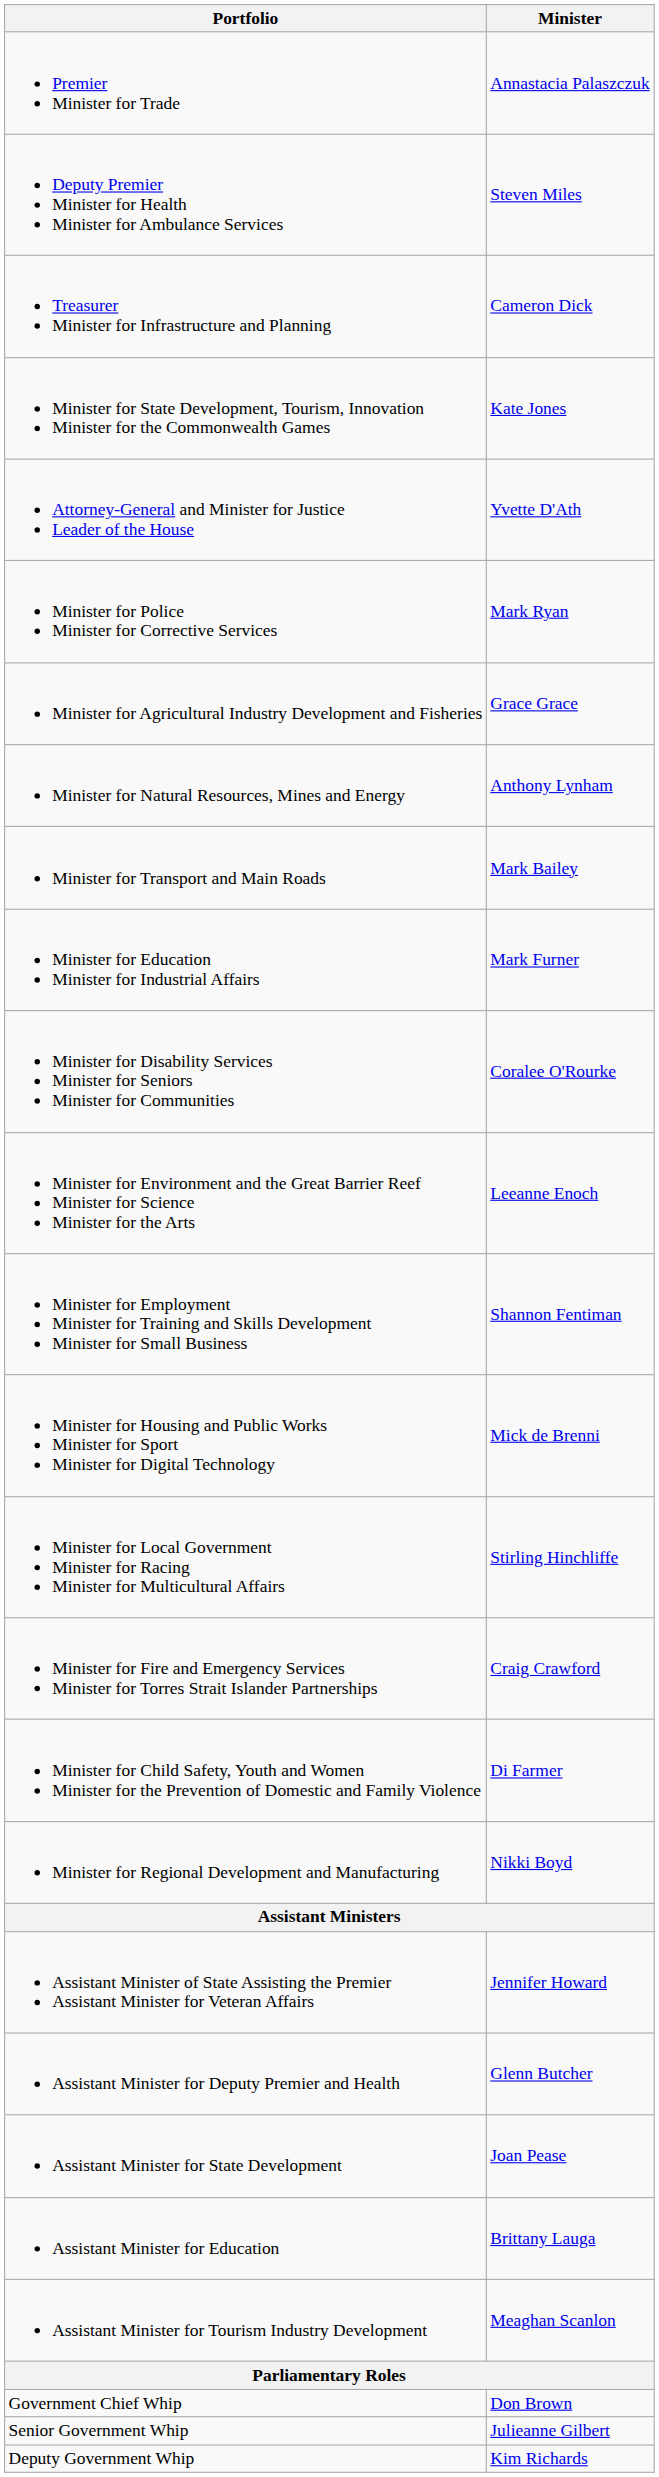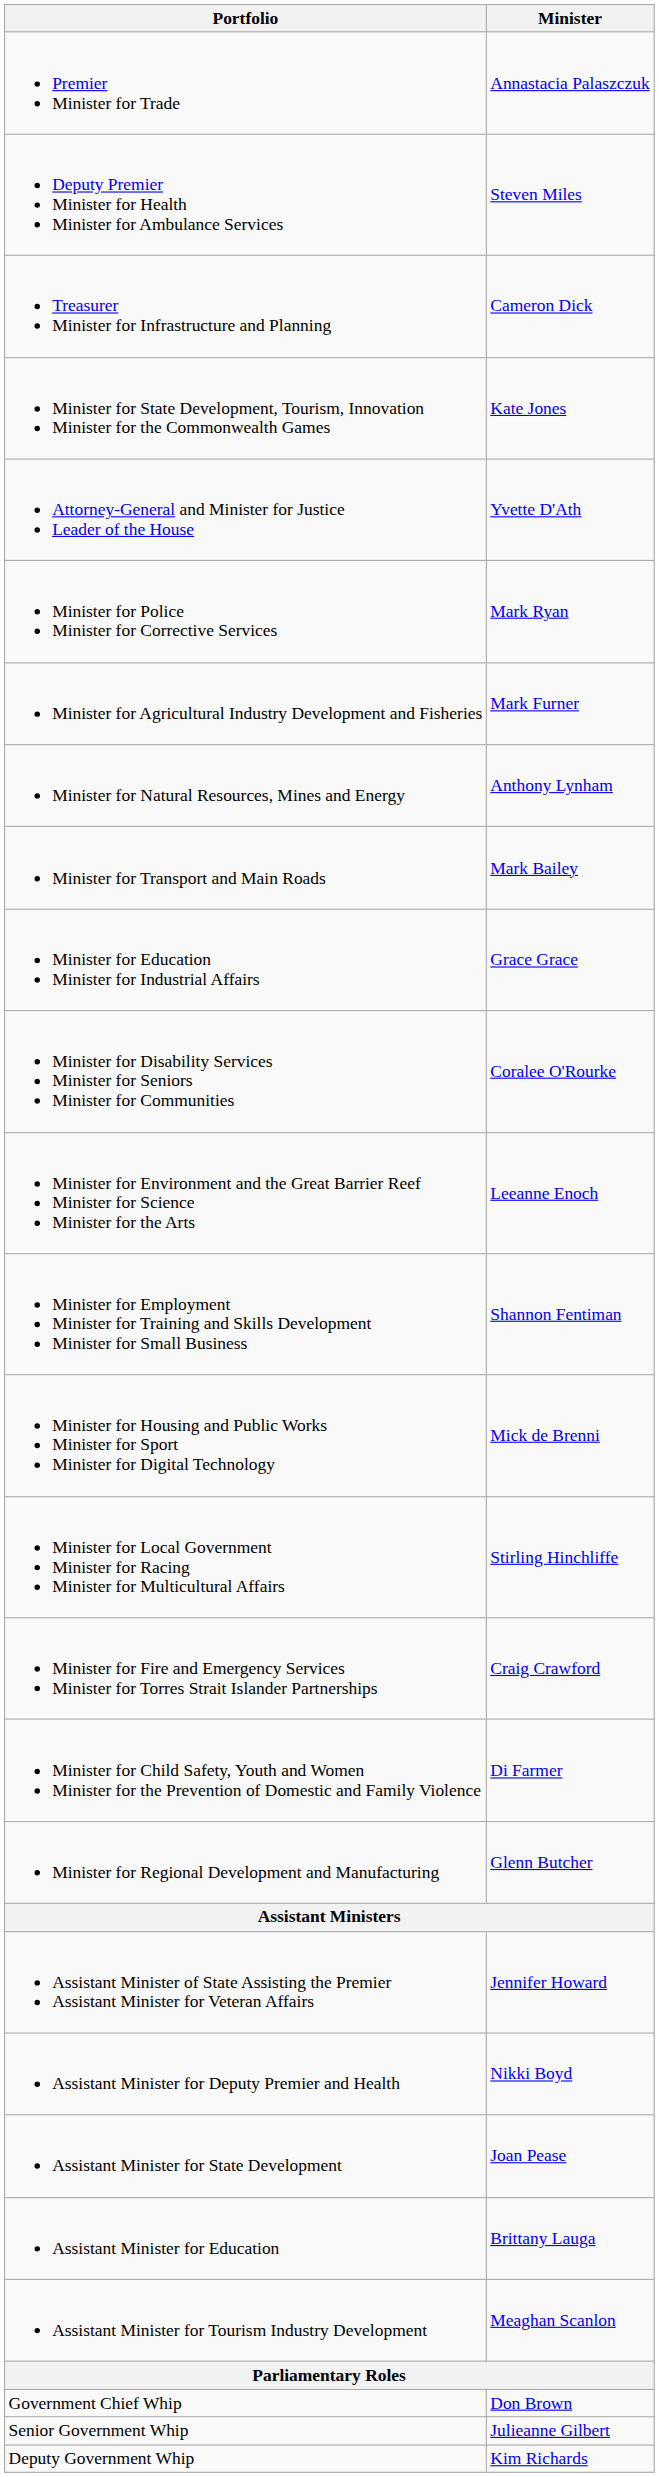(534, 703) Grace Grace -> (535, 703) Mark Furner
(535, 959) Mark Furner -> (534, 959) Grace Grace
(531, 1862) Nikki Boyd -> (541, 1862) Glenn Butcher
(541, 2073) Glenn Butcher -> (531, 2073) Nikki Boyd
